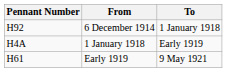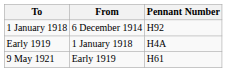columns swapped: (43, 12) <-> (190, 12)
